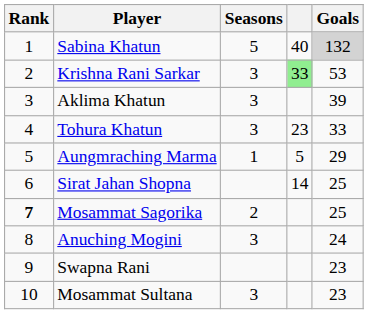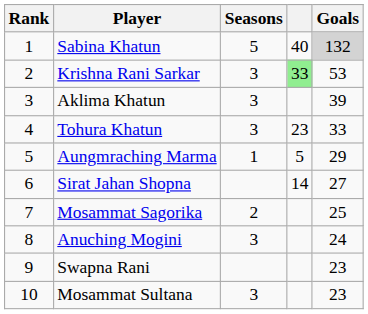(338, 184) 25 -> (338, 184) 27
(29, 211) bold -> (29, 211) normal
